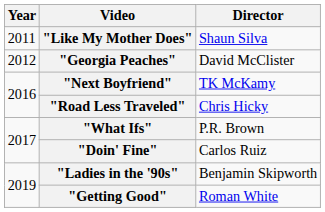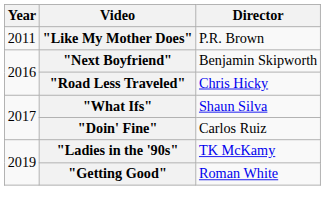(233, 38) Shaun Silva -> (232, 38) P.R. Brown
- row: (118, 60)
(237, 83) TK McKamy -> (258, 60) Benjamin Skipworth
(232, 128) P.R. Brown -> (233, 106) Shaun Silva
(258, 173) Benjamin Skipworth -> (237, 151) TK McKamy
